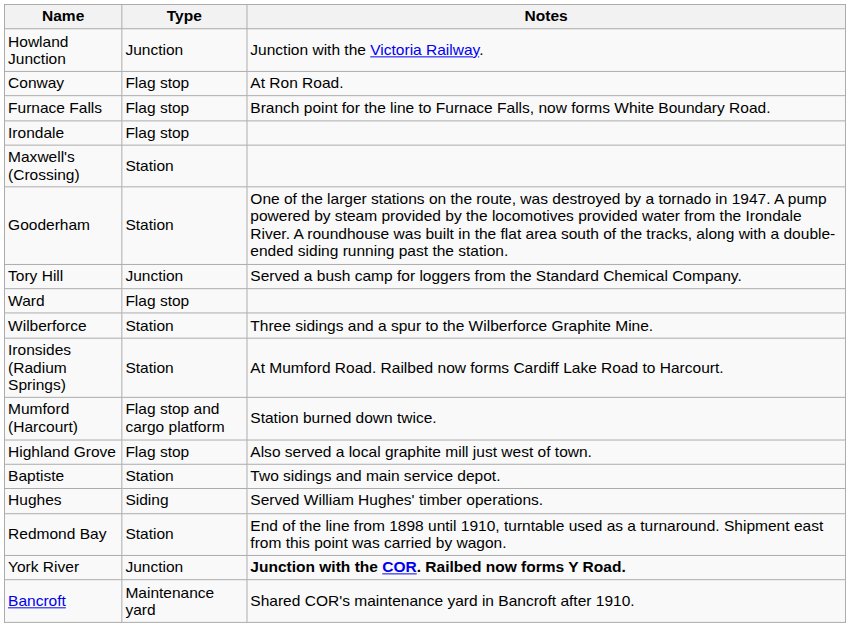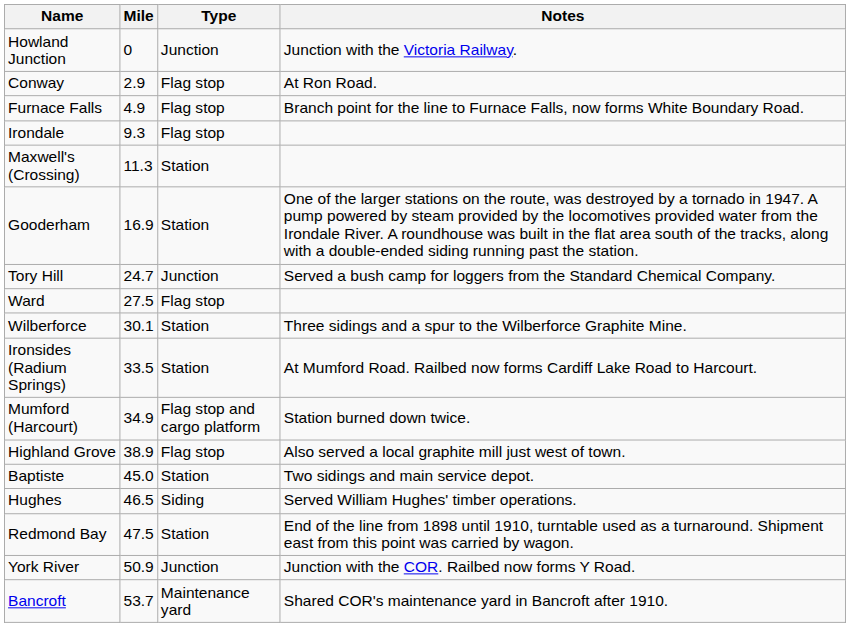+ column: (139, 16)
(438, 567) bold -> (460, 567) normal
